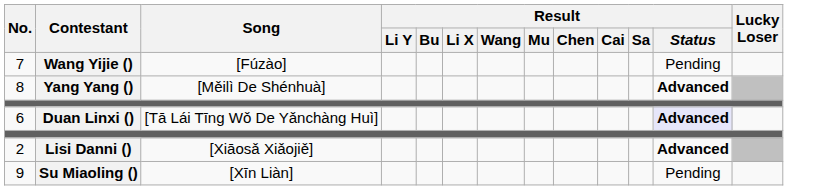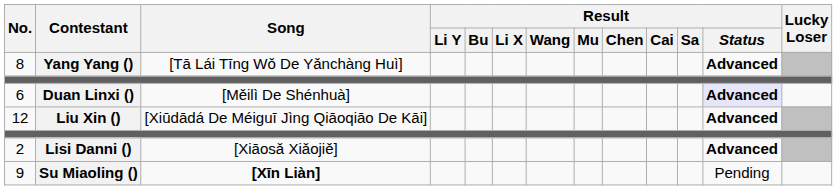- row: (20, 64)
(261, 87) [Měilì De Shénhuà] -> (286, 64) [Tā Lái Tīng Wǒ De Yǎnchàng Huì]
(261, 118) [Tā Lái Tīng Wǒ De Yǎnchàng Huì] -> (286, 94) [Měilì De Shénhuà]
+ row: (20, 118)
(261, 173) normal -> (286, 173) bold
